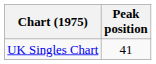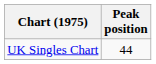(126, 49) 41 -> (126, 49) 44
